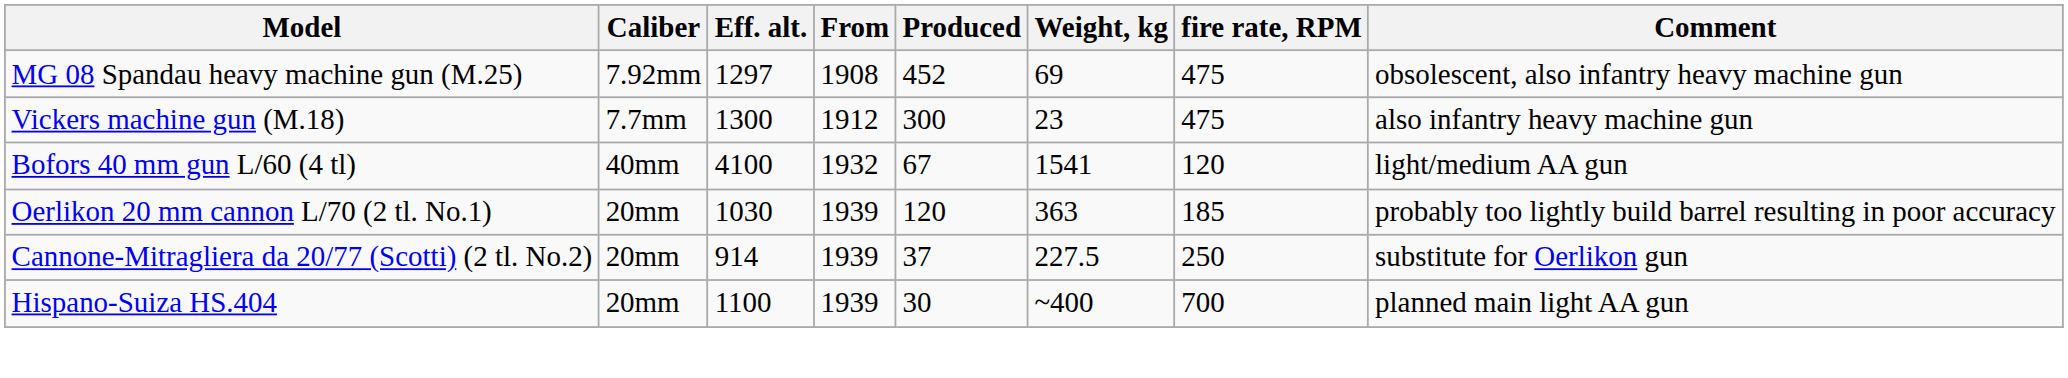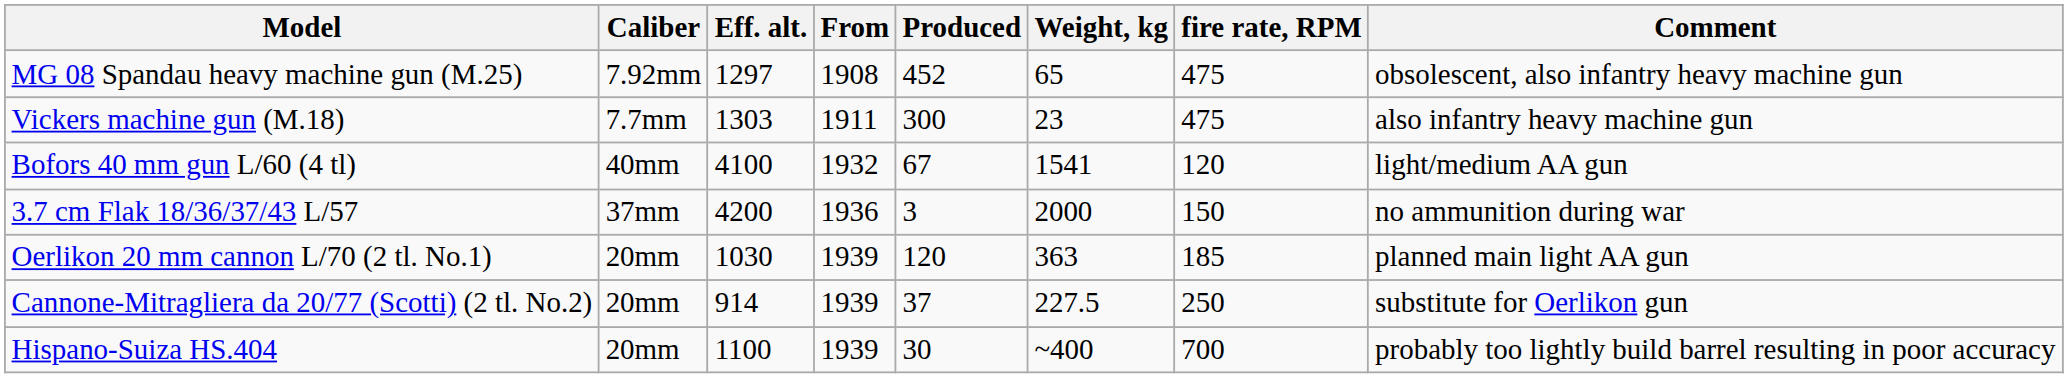(1049, 73) 69 -> (1049, 73) 65
(744, 119) 1300 -> (744, 119) 1303
(850, 119) 1912 -> (849, 119) 1911
+ row: (185, 211)
(1715, 211) probably too lightly build barrel resulting in poor accuracy -> (1532, 257) planned main light AA gun
(1532, 303) planned main light AA gun -> (1715, 348) probably too lightly build barrel resulting in poor accuracy
